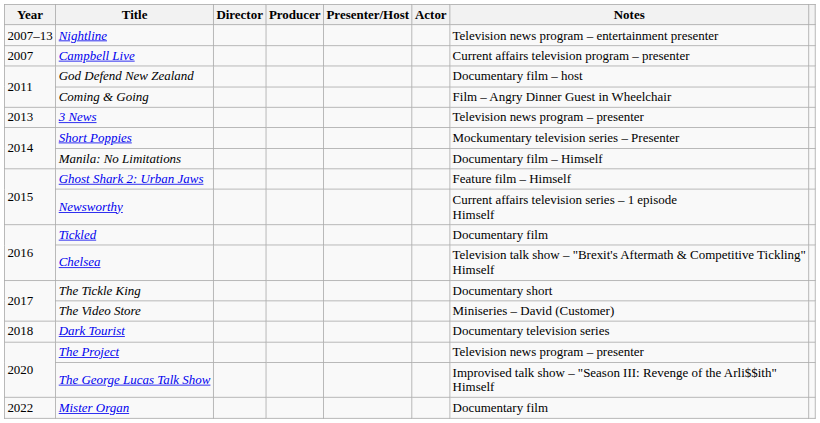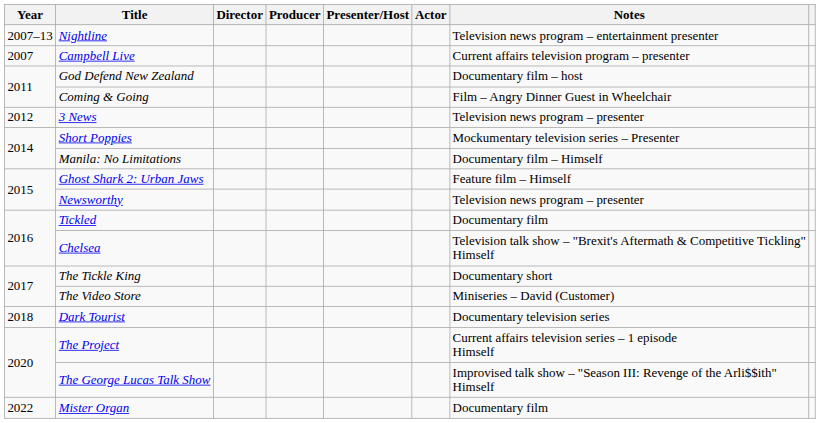(20, 117) 2013 -> (20, 117) 2012
(565, 207) Current affairs television series – 1 episode Himself -> (548, 199) Television news program – presenter
(548, 352) Television news program – presenter -> (565, 344) Current affairs television series – 1 episode Himself
